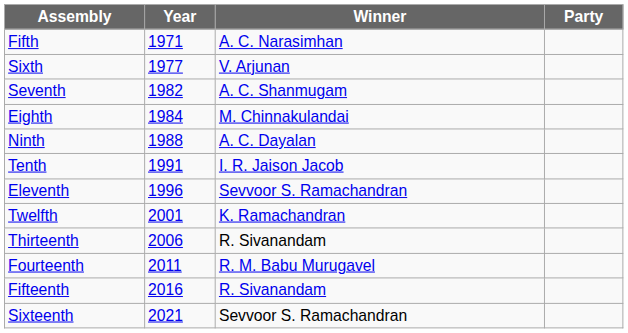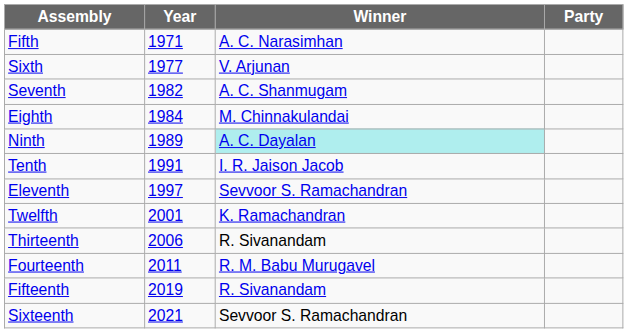(165, 141) 1988 -> (165, 141) 1989
(267, 141) no background -> (267, 141) paleturquoise background
(165, 191) 1996 -> (165, 191) 1997
(165, 290) 2016 -> (165, 290) 2019
